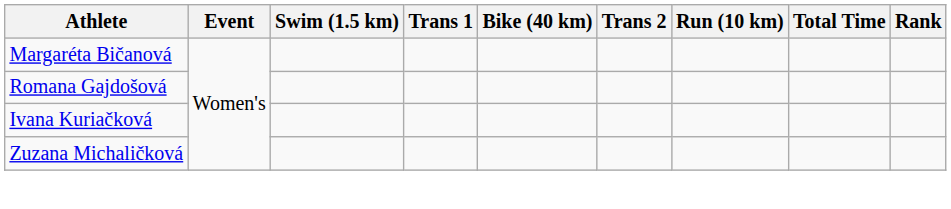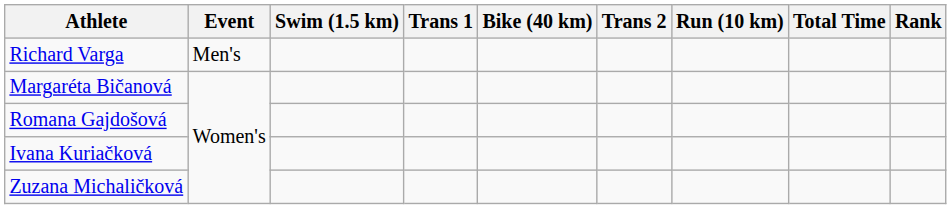+ row: (67, 54)
